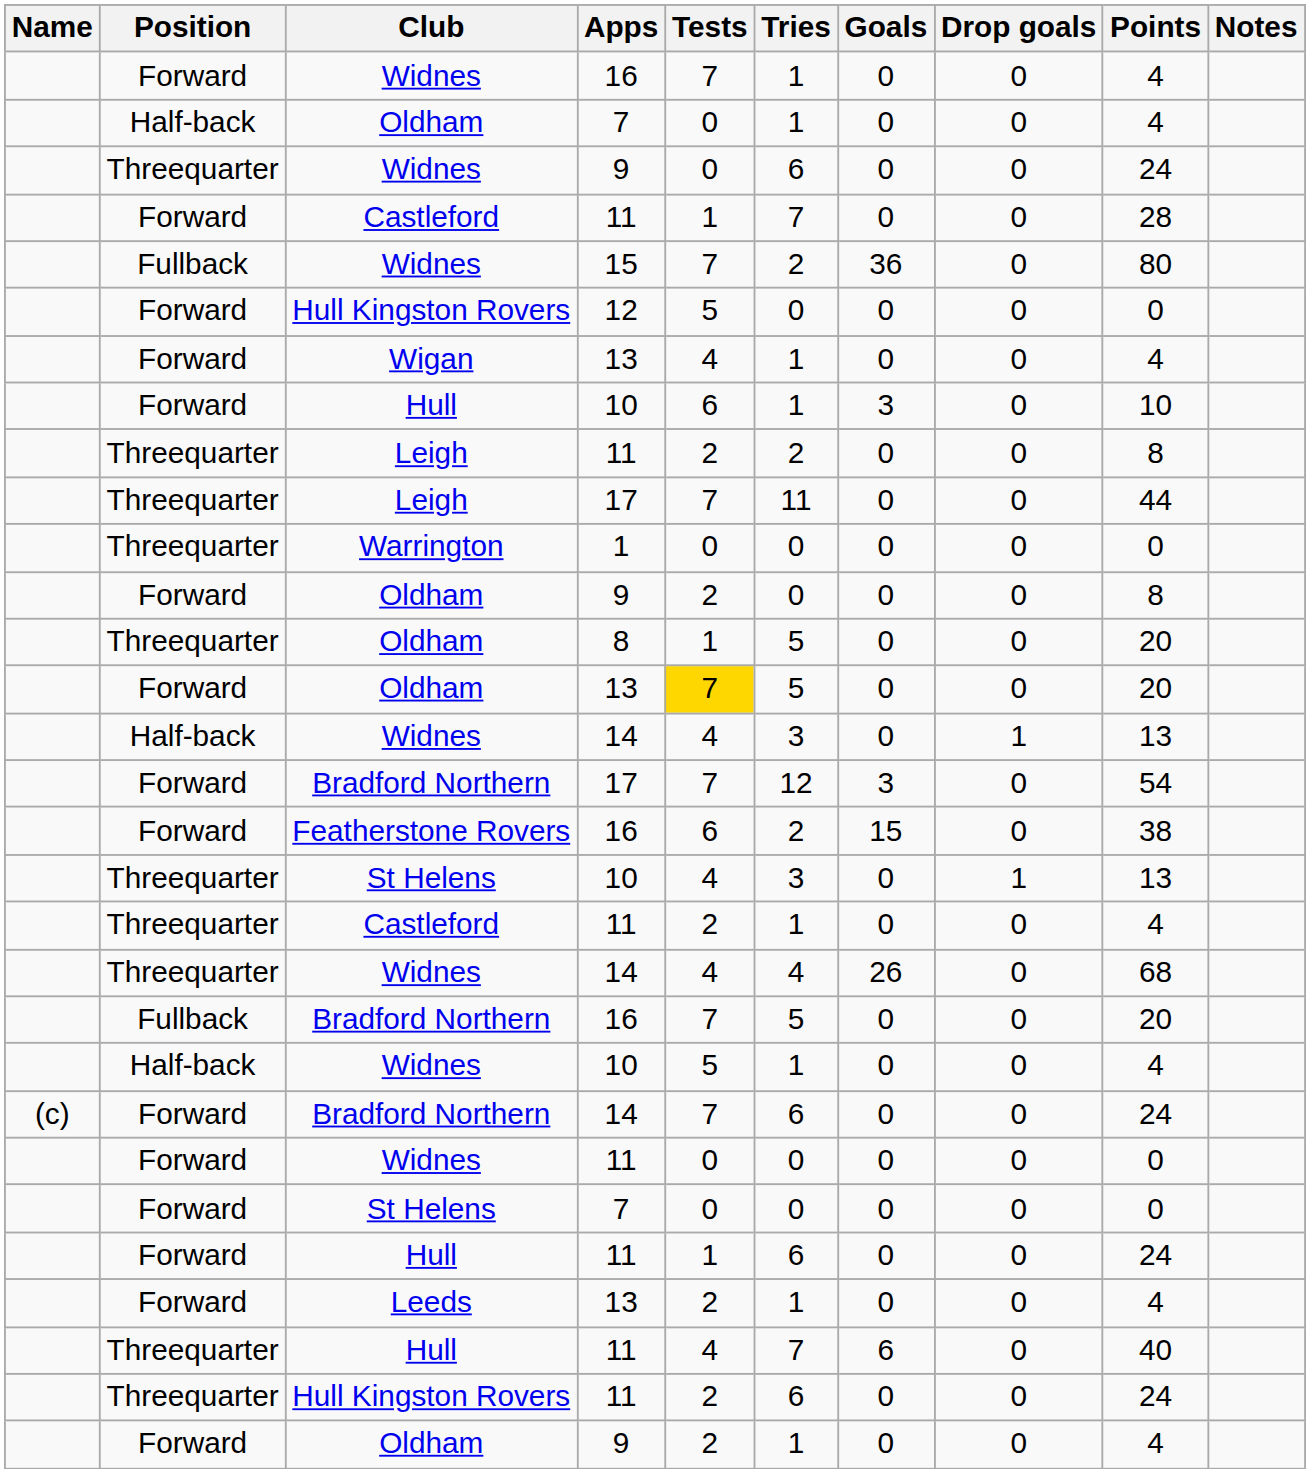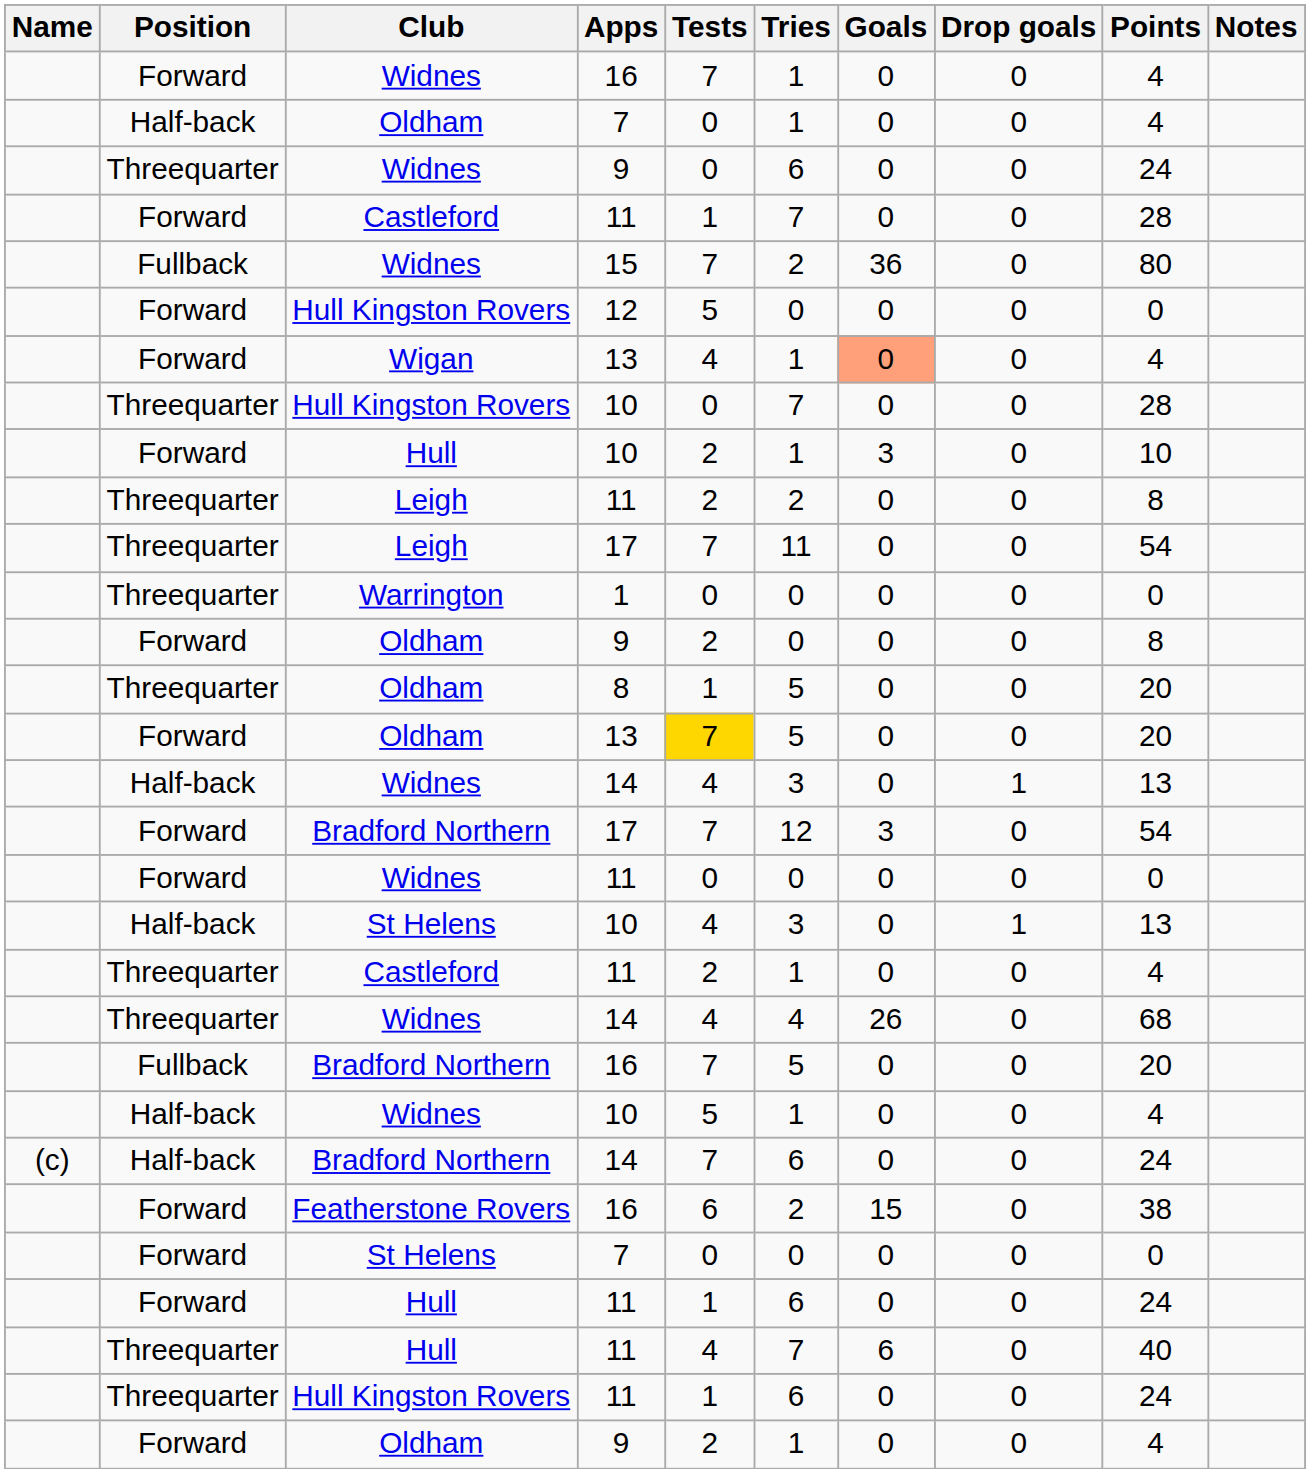(886, 358) no background -> (886, 358) lightsalmon background
+ row: (431, 405)
(710, 405) 6 -> (710, 452) 2
(1156, 500) 44 -> (1156, 547) 54
rows swapped: (431, 830) <-> (431, 1160)
(193, 877) Threequarter -> (193, 924) Half-back
(193, 1113) Forward -> (193, 1160) Half-back
- row: (431, 1302)
(710, 1396) 2 -> (710, 1396) 1
